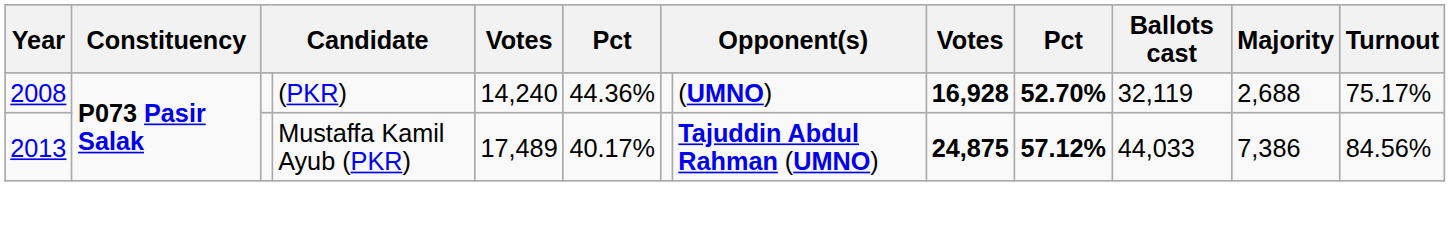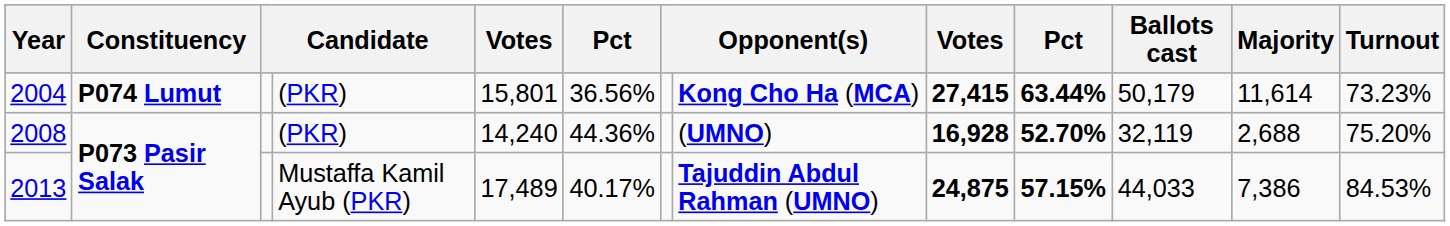+ row: (38, 93)
(1388, 93) 75.17% -> (1388, 133) 75.20%
(1063, 147) 57.12% -> (1063, 187) 57.15%
(1388, 147) 84.56% -> (1388, 187) 84.53%
